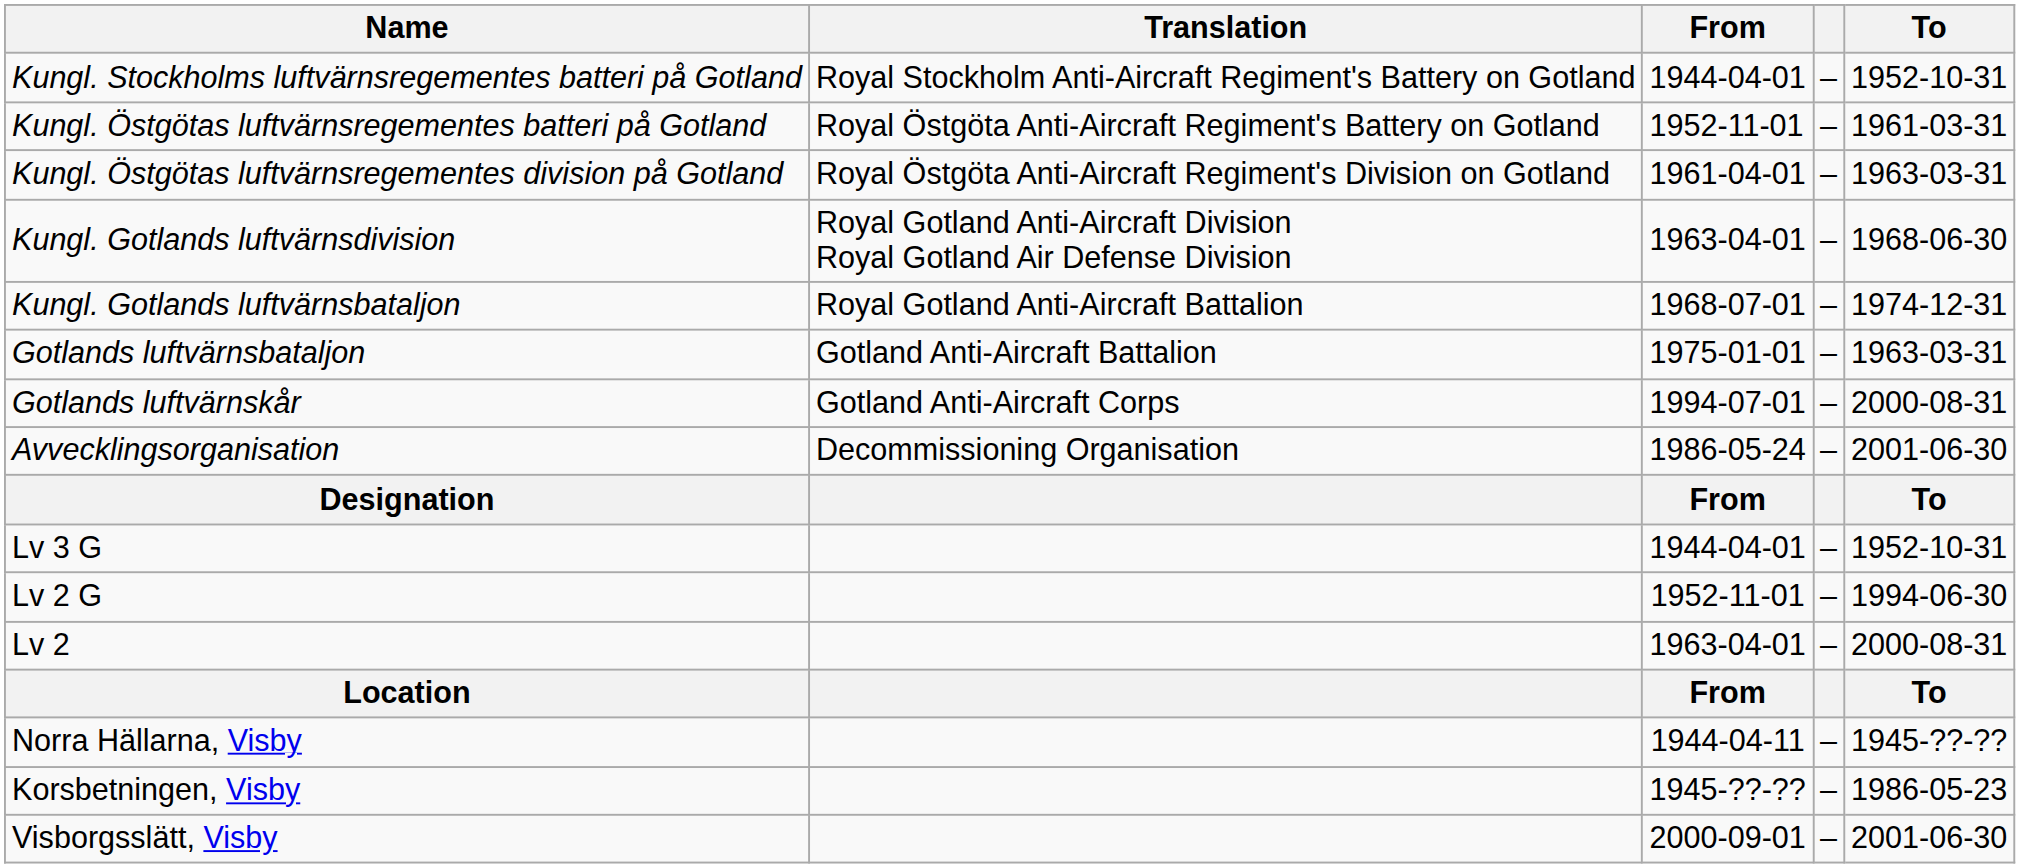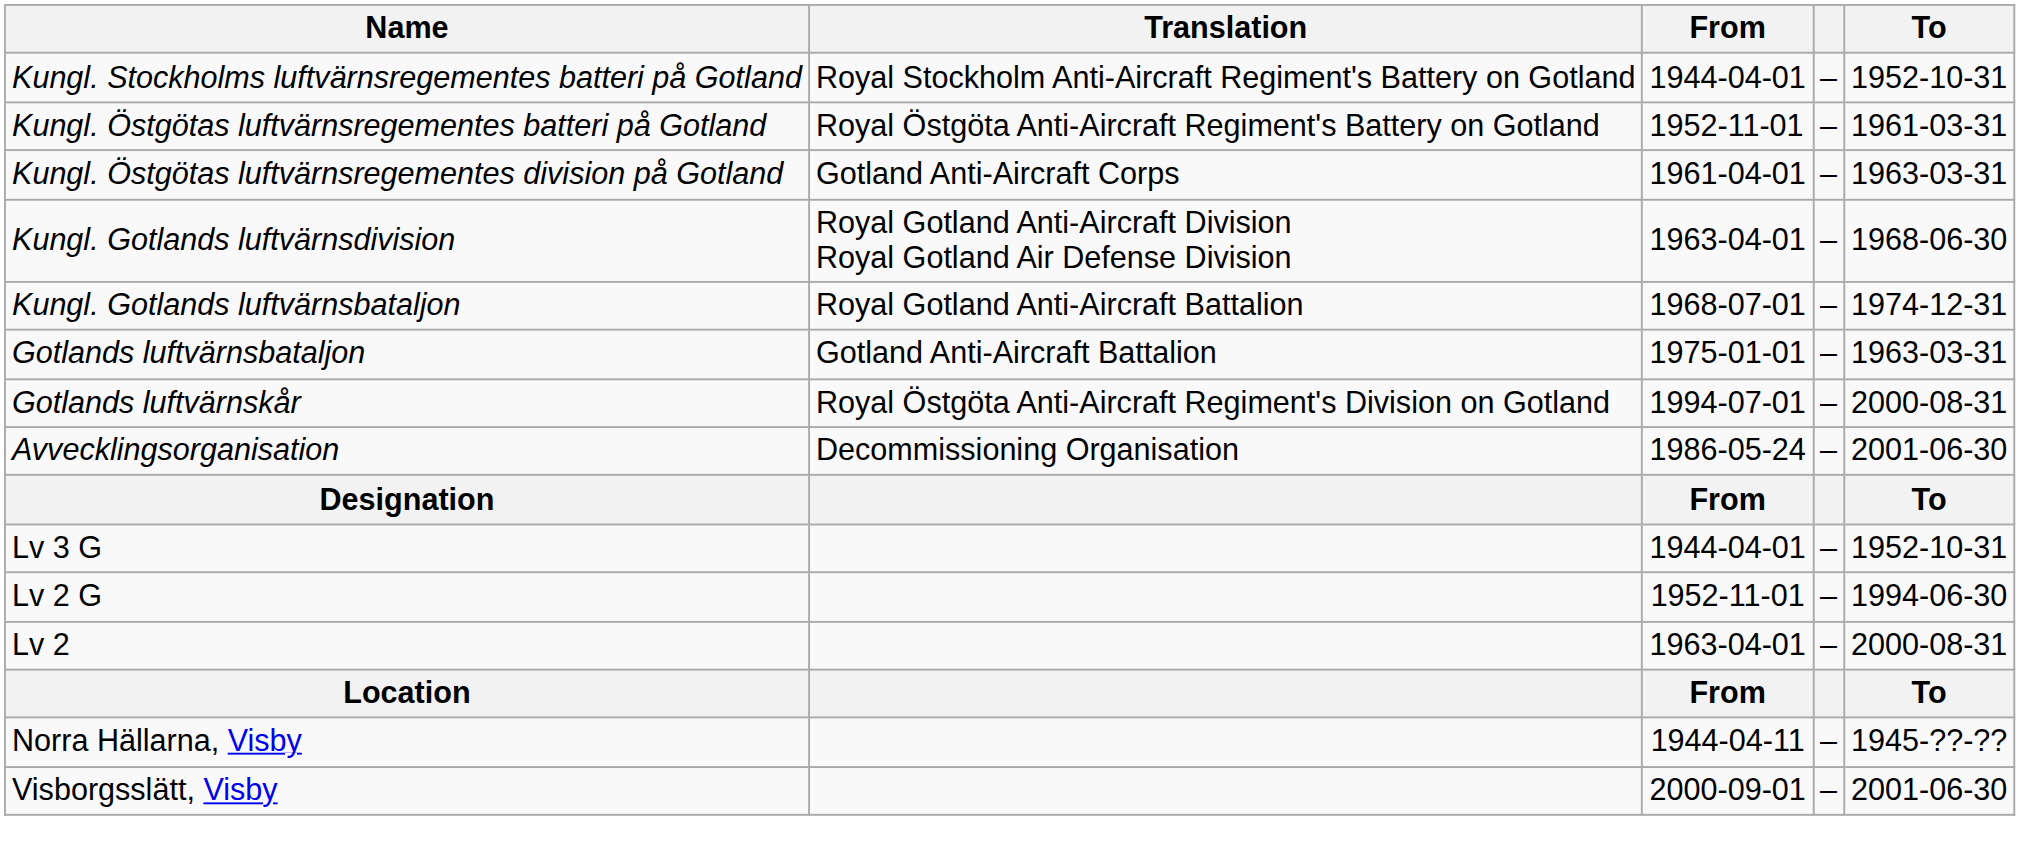(1213, 174) Royal Östgöta Anti-Aircraft Regiment's Division on Gotland -> (998, 174) Gotland Anti-Aircraft Corps
(998, 402) Gotland Anti-Aircraft Corps -> (1213, 402) Royal Östgöta Anti-Aircraft Regiment's Division on Gotland
- row: (156, 790)
